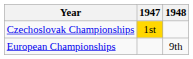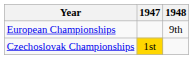rows swapped: (61, 46) <-> (71, 29)
